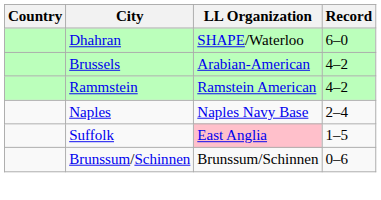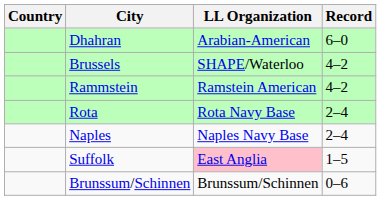(251, 40) SHAPE/Waterloo -> (254, 40) Arabian-American
(254, 64) Arabian-American -> (251, 64) SHAPE/Waterloo
+ row: (83, 111)
